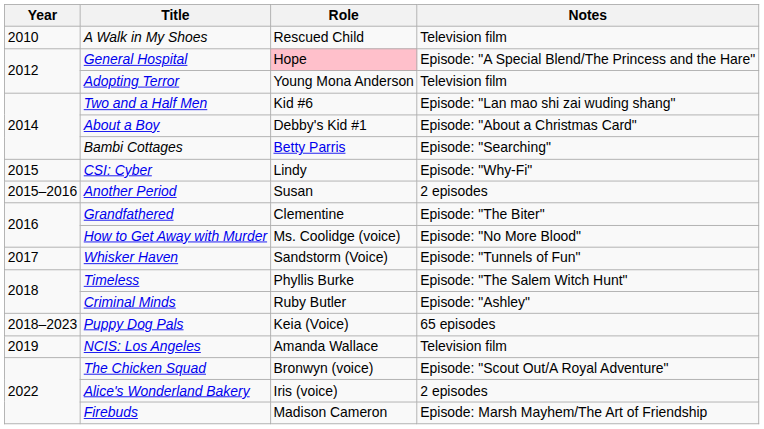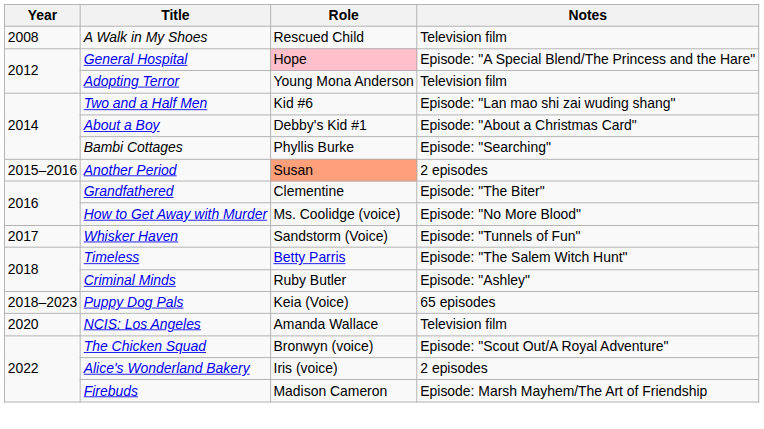(23, 37) 2010 -> (23, 37) 2008
(309, 147) Betty Parris -> (314, 147) Phyllis Burke
- row: (118, 170)
(293, 192) no background -> (293, 170) lightsalmon background
(314, 280) Phyllis Burke -> (309, 258) Betty Parris
(23, 346) 2019 -> (23, 324) 2020
